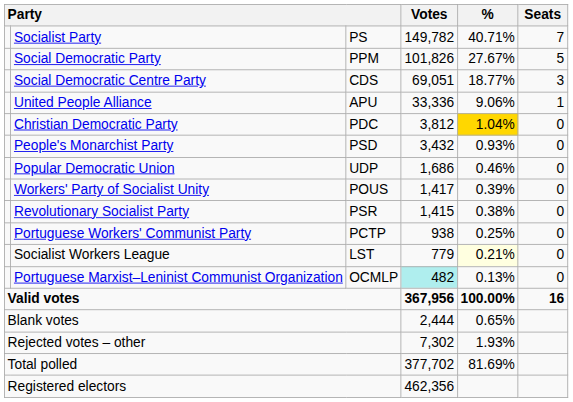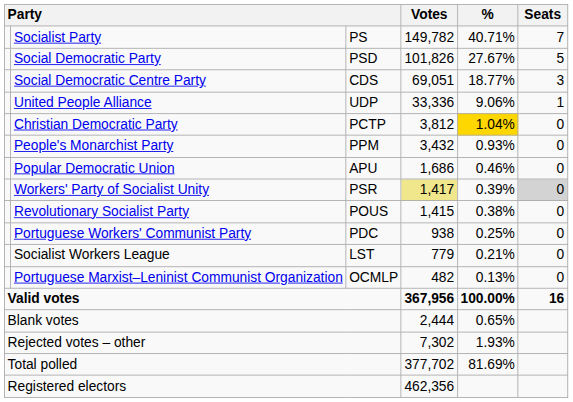(364, 59) PPM -> (363, 59) PSD
(363, 102) APU -> (364, 102) UDP
(364, 124) PDC -> (368, 124) PCTP
(363, 146) PSD -> (364, 146) PPM
(364, 168) UDP -> (363, 168) APU
(369, 189) POUS -> (363, 189) PSR
(437, 189) no background -> (437, 189) khaki background
(560, 189) no background -> (560, 189) lightgrey background
(363, 211) PSR -> (369, 211) POUS
(368, 233) PCTP -> (364, 233) PDC
(495, 255) lightyellow background -> (495, 255) no background
(443, 277) paleturquoise background -> (443, 277) no background
